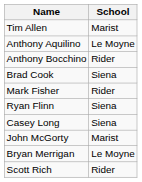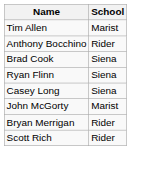- row: (44, 43)
- row: (33, 91)
(113, 153) Le Moyne -> (103, 122) Rider
